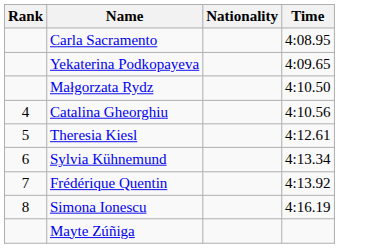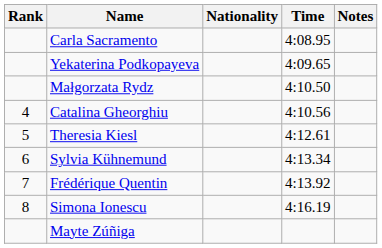+ column: (355, 16)
